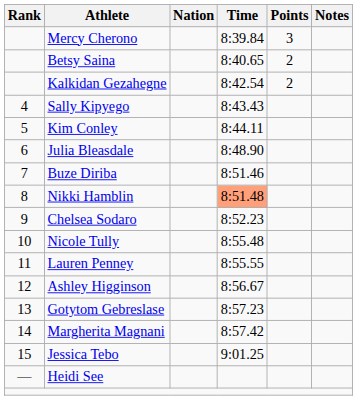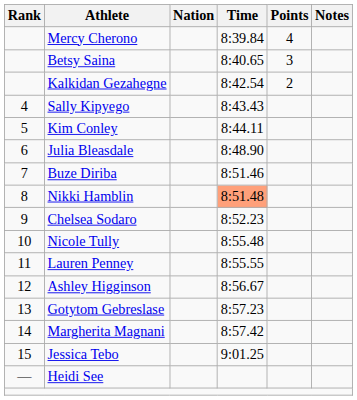(289, 38) 3 -> (289, 38) 4
(289, 60) 2 -> (289, 60) 3
